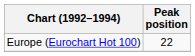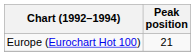(167, 42) 22 -> (167, 42) 21
